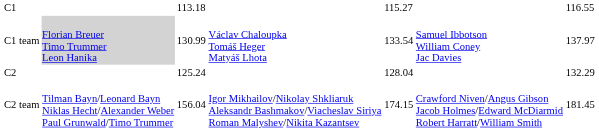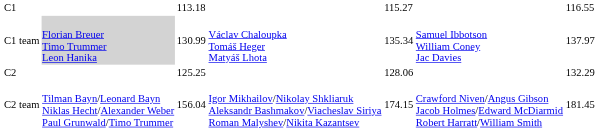(399, 40) 133.54 -> (399, 40) 135.34
(191, 72) 125.24 -> (191, 72) 125.25
(399, 72) 128.04 -> (399, 72) 128.06
